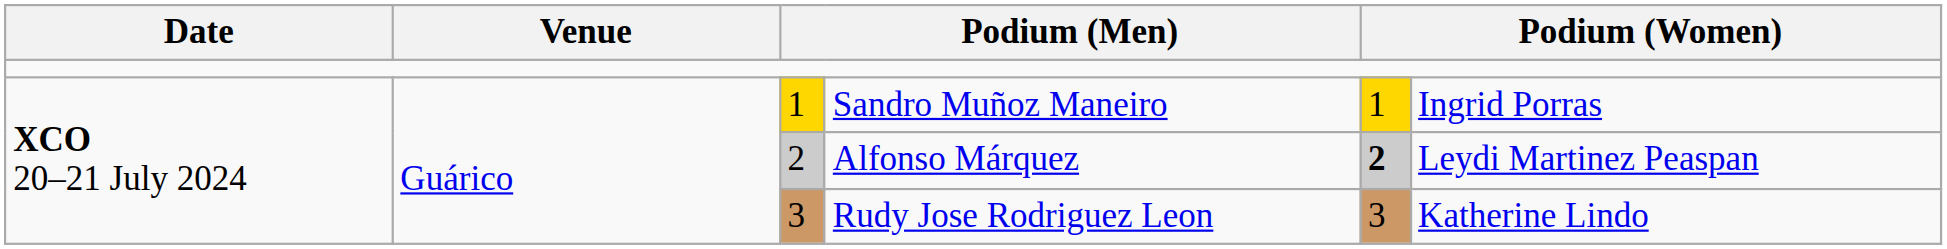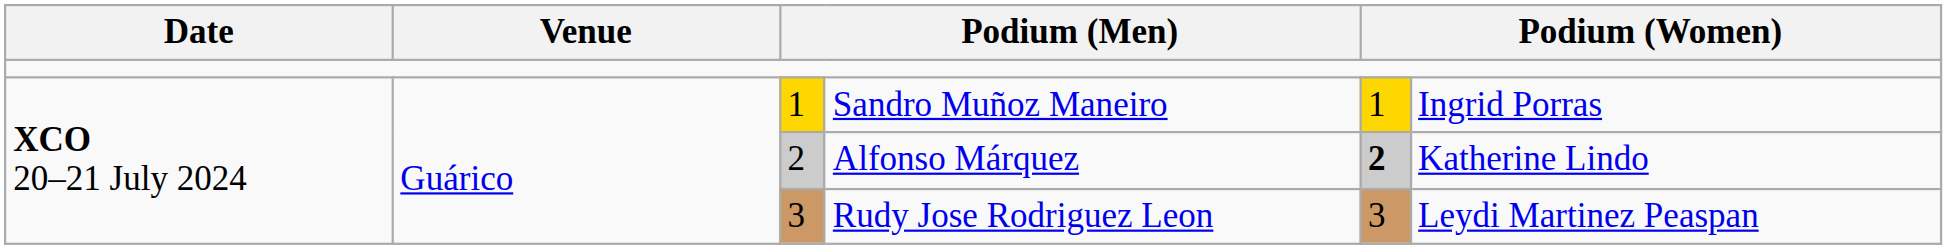(1588, 159) Leydi Martinez Peaspan -> (1533, 159) Katherine Lindo
(1533, 215) Katherine Lindo -> (1588, 215) Leydi Martinez Peaspan
